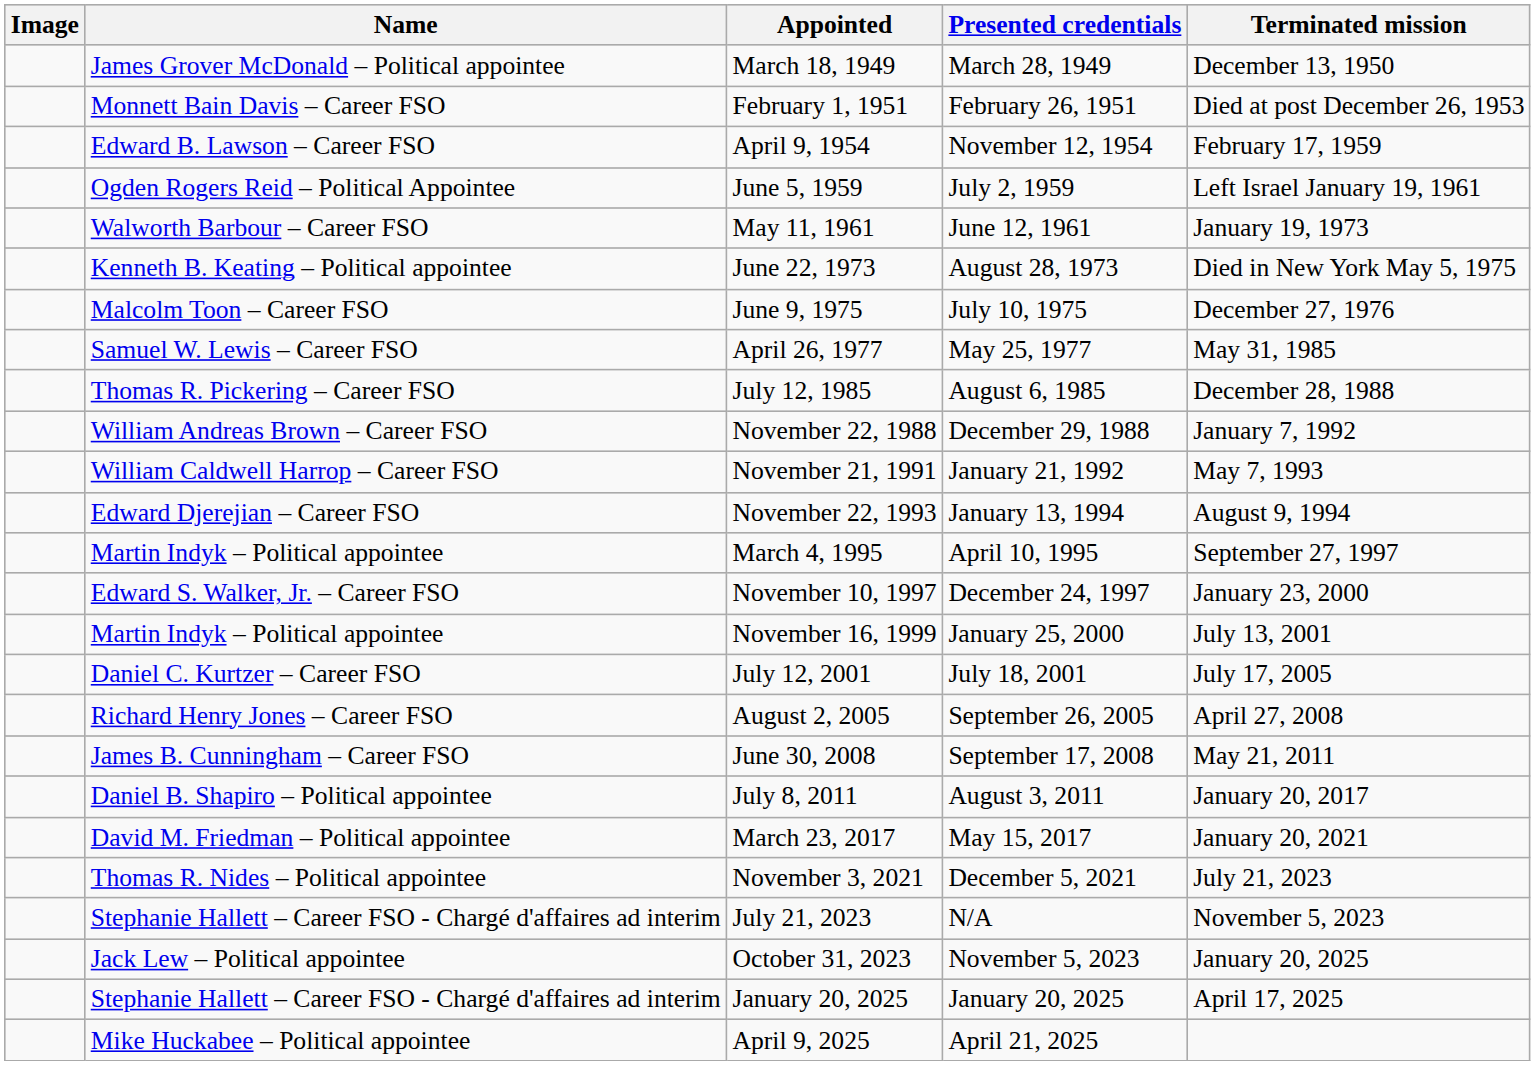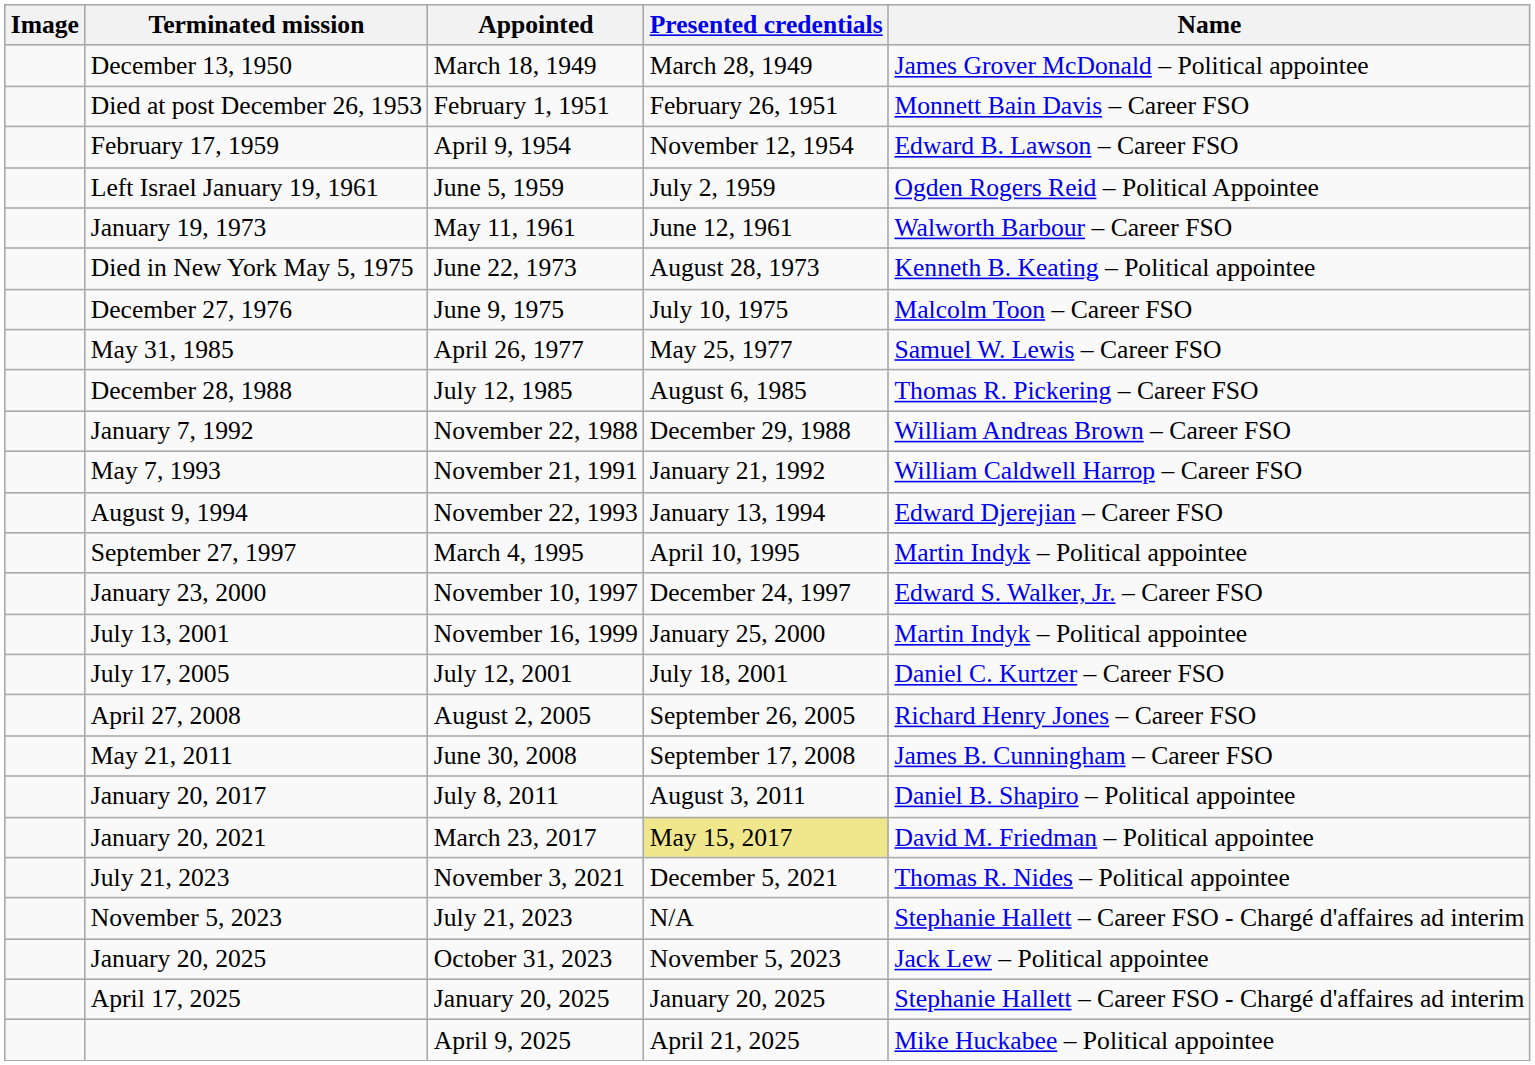columns swapped: (406, 24) <-> (1359, 24)
(1020, 836) no background -> (721, 836) khaki background
